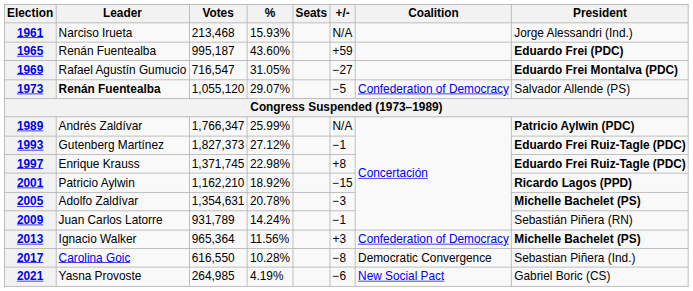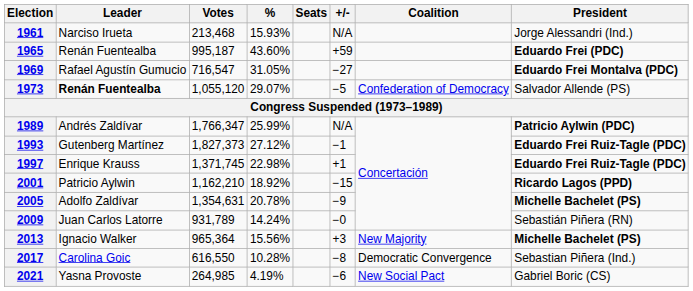(339, 164) +8 -> (339, 164) +1
(339, 201) −3 -> (339, 201) −9
(339, 220) −1 -> (339, 220) −0
(270, 239) 11.56% -> (270, 239) 15.56%
(433, 239) Confederation of Democracy -> (392, 239) New Majority
